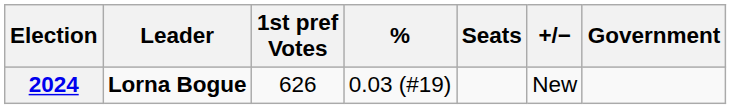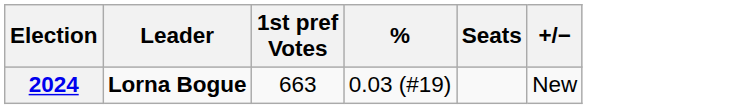- column: (654, 35)
(298, 84) 626 -> (298, 84) 663
